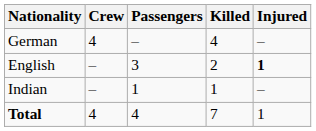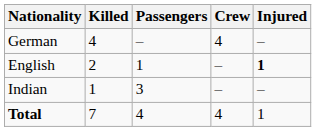columns swapped: (106, 16) <-> (230, 16)
(135, 65) 3 -> (140, 65) 1
(135, 89) 1 -> (140, 89) 3
